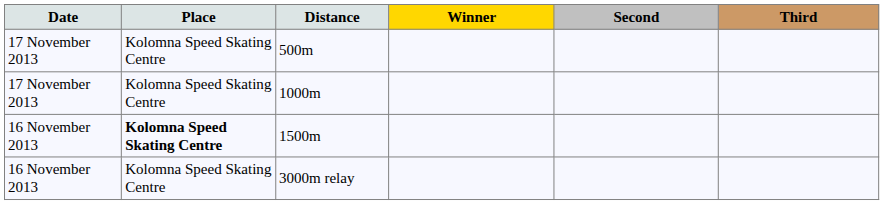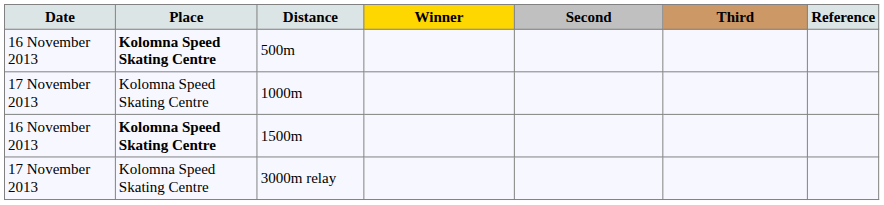+ column: (843, 16)
(49, 50) 17 November 2013 -> (49, 50) 16 November 2013
(198, 50) normal -> (170, 50) bold
(49, 178) 16 November 2013 -> (49, 178) 17 November 2013
